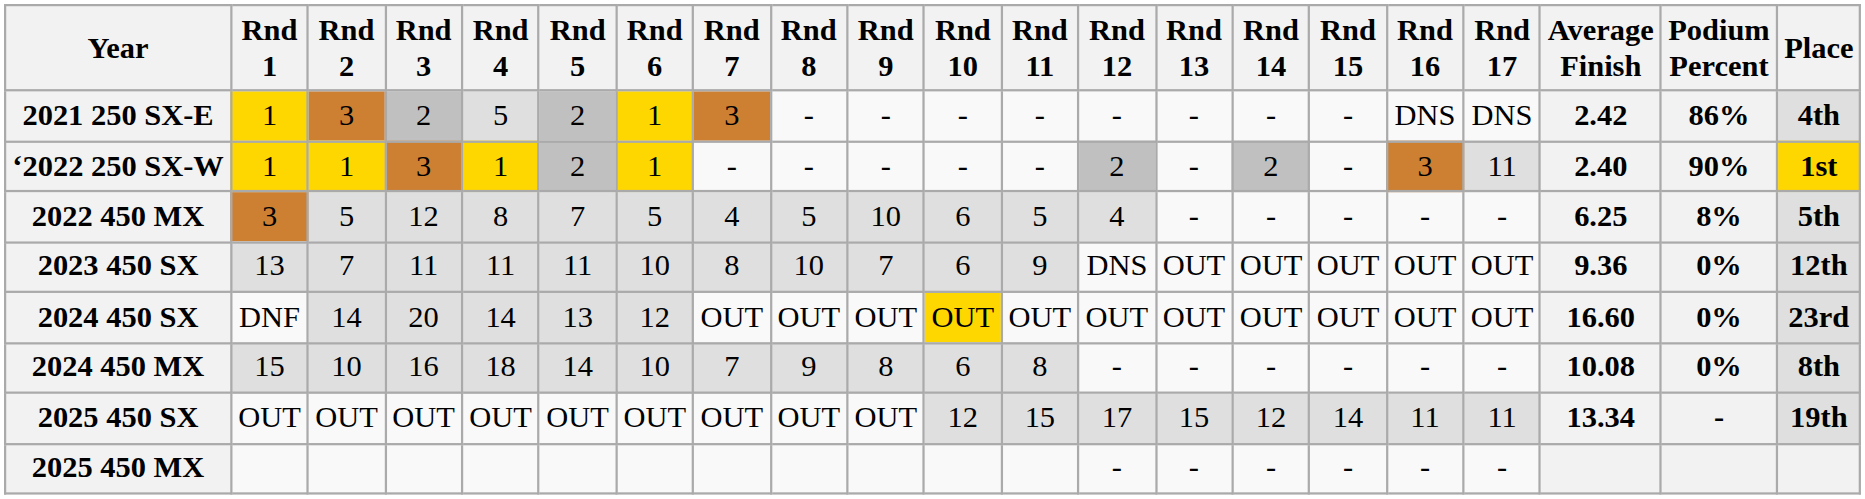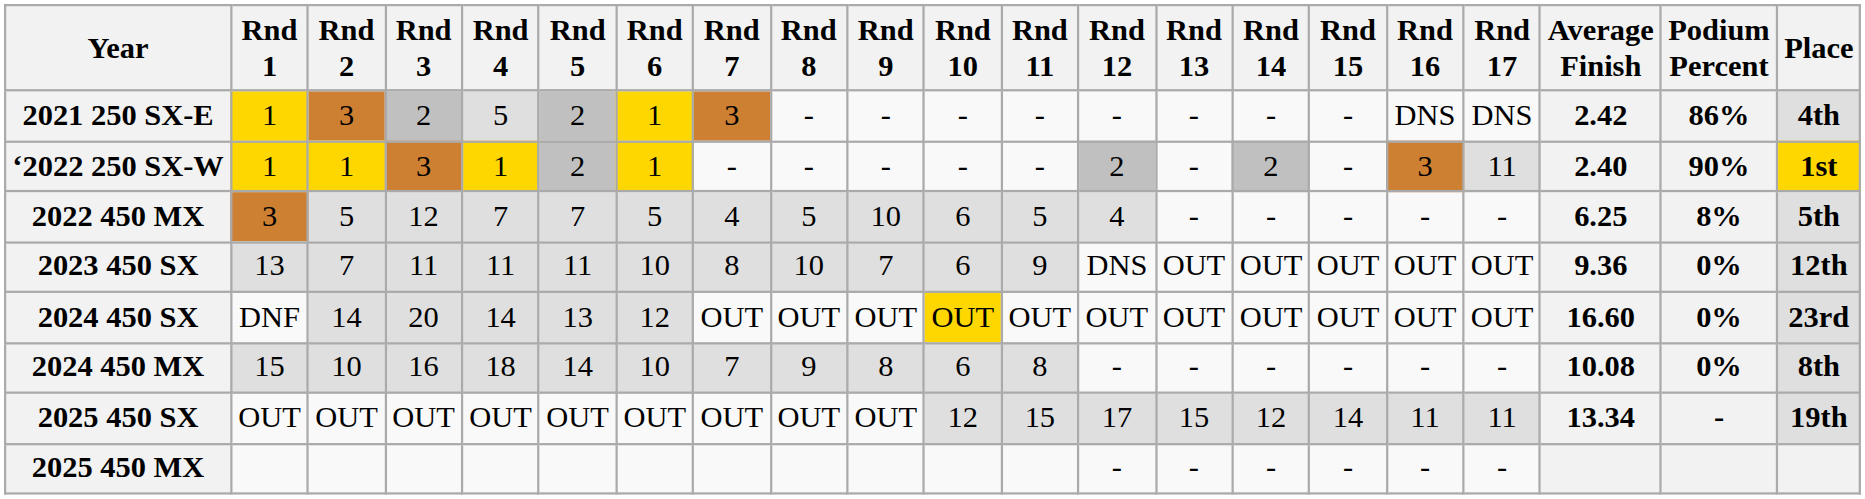(501, 215) 8 -> (501, 215) 7
